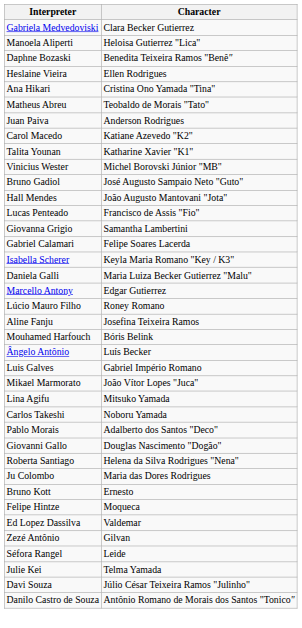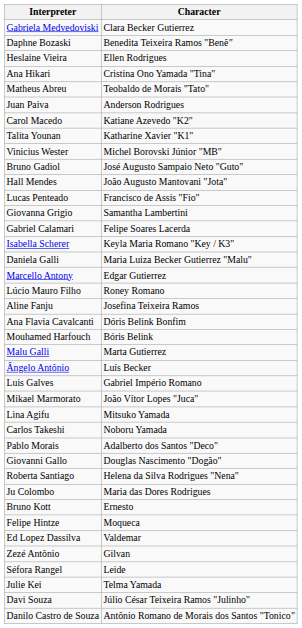- row: (40, 43)
+ row: (50, 321)
+ row: (28, 352)
